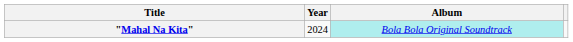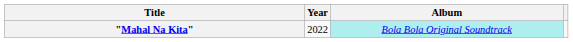(318, 29) 2024 -> (318, 29) 2022
